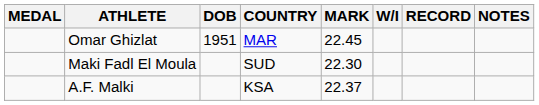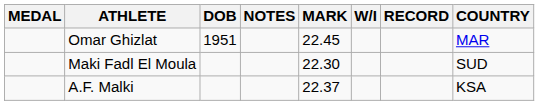columns swapped: (280, 16) <-> (504, 16)
